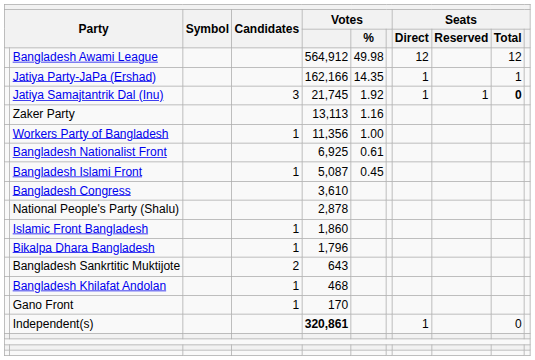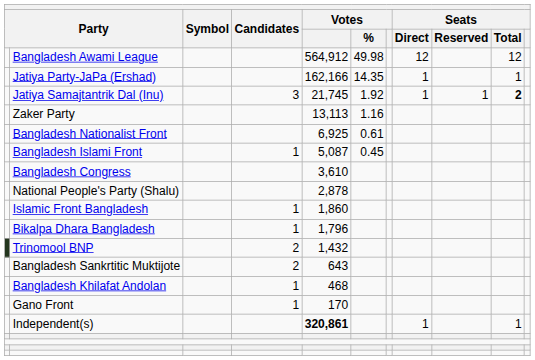(518, 95) 0 -> (518, 95) 2
- row: (91, 133)
+ row: (53, 247)
(518, 324) 0 -> (518, 324) 1
